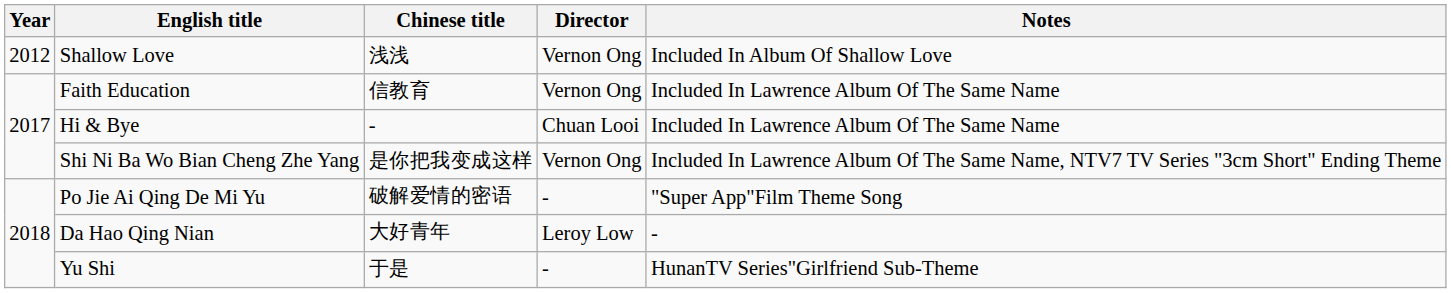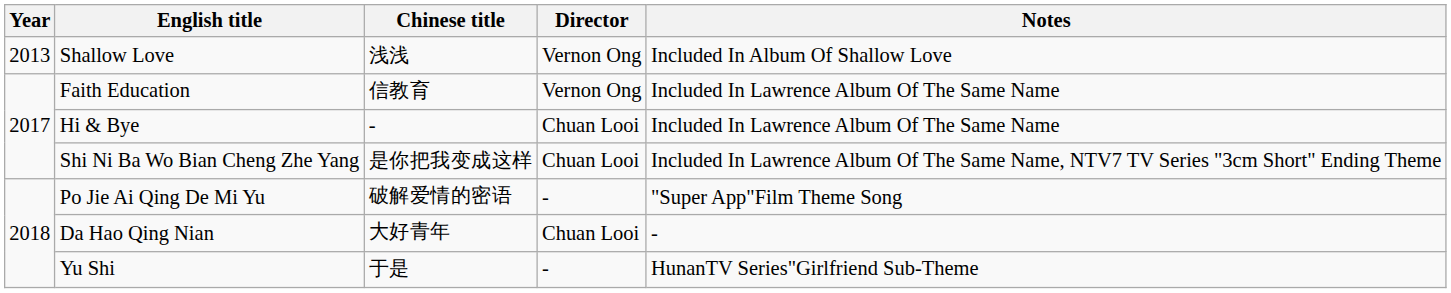(30, 55) 2012 -> (30, 55) 2013
(592, 160) Vernon Ong -> (591, 160) Chuan Looi
(588, 232) Leroy Low -> (591, 232) Chuan Looi
